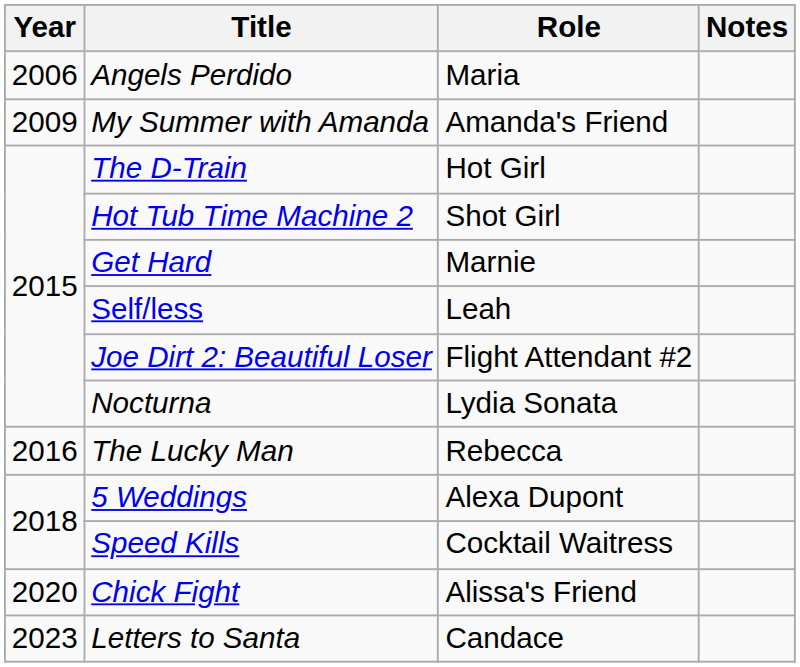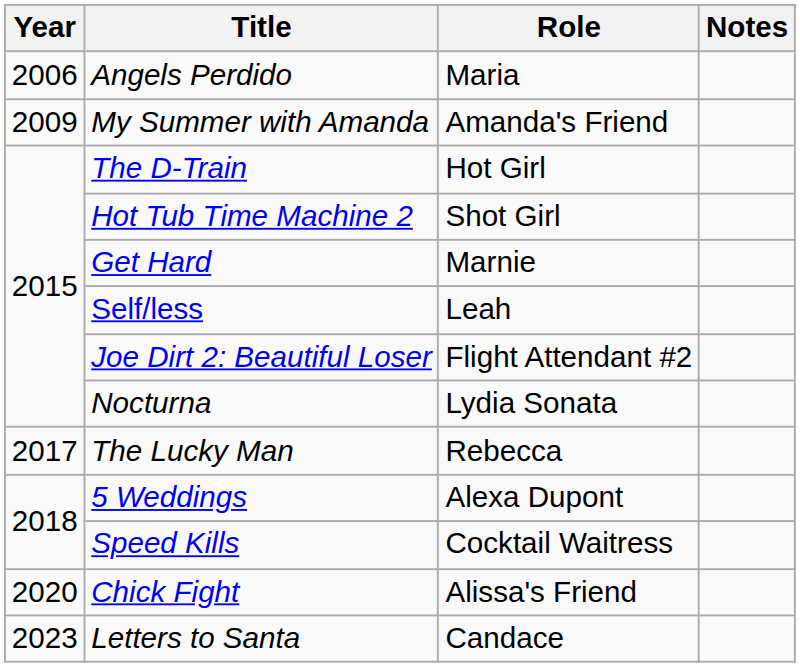(45, 450) 2016 -> (45, 450) 2017
